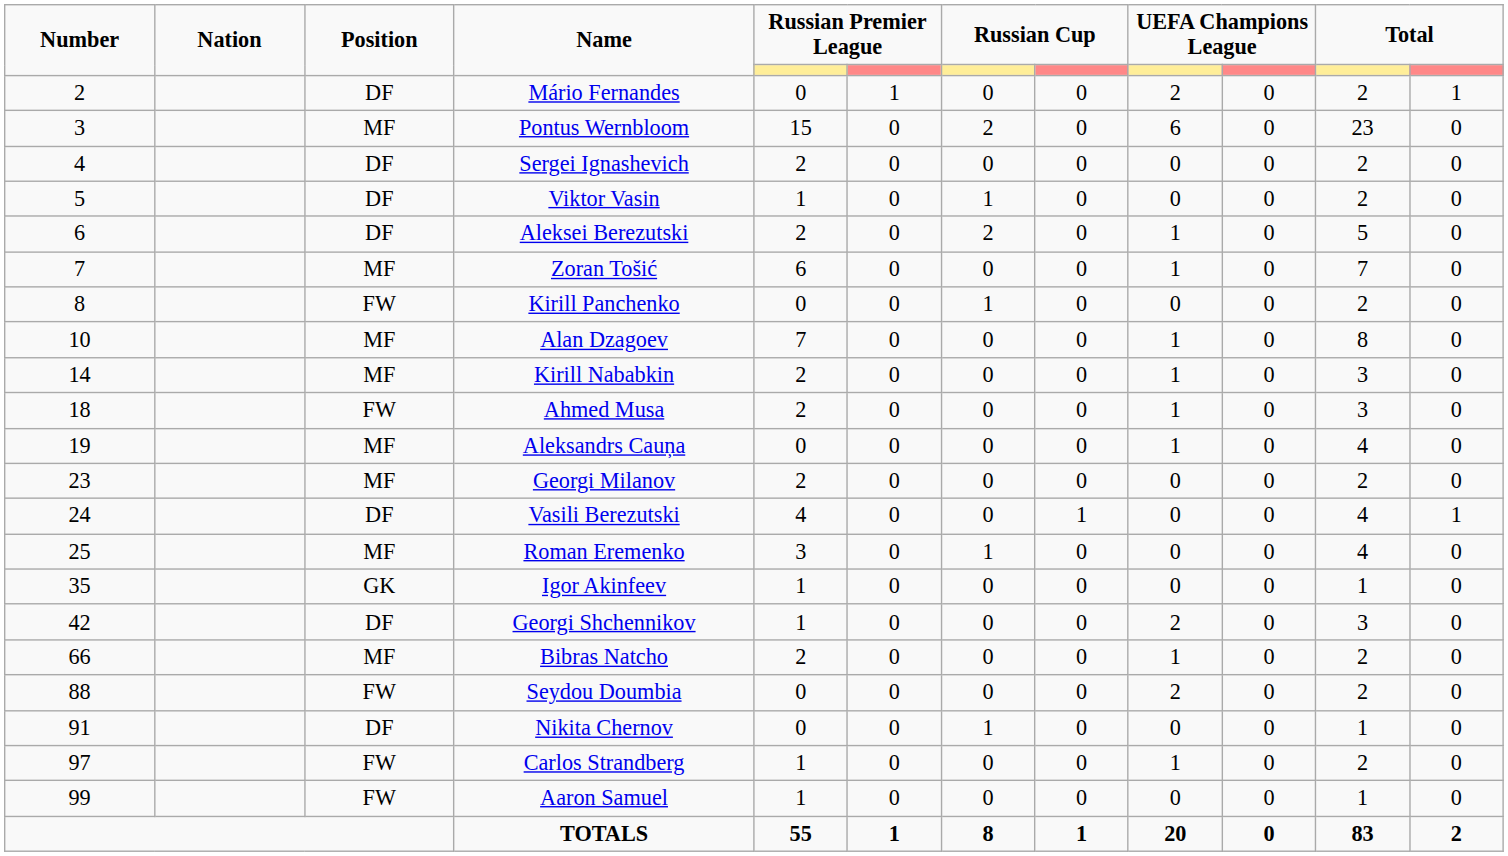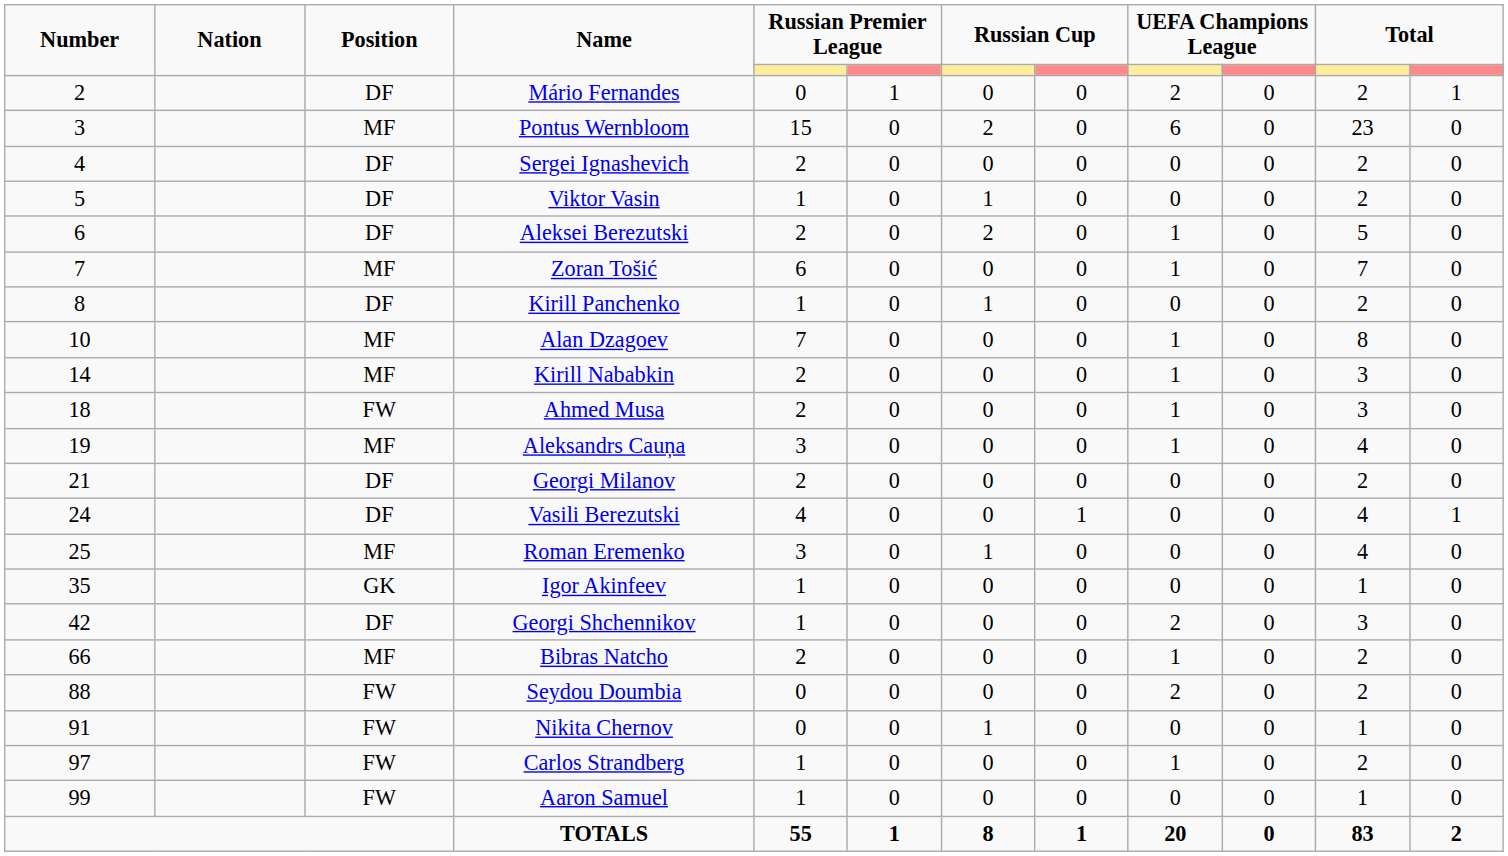(379, 304) FW -> (379, 304) DF
(801, 304) 0 -> (801, 304) 1
(801, 445) 0 -> (801, 445) 3
(80, 480) 23 -> (80, 480) 21
(379, 480) MF -> (379, 480) DF
(379, 727) DF -> (379, 727) FW
